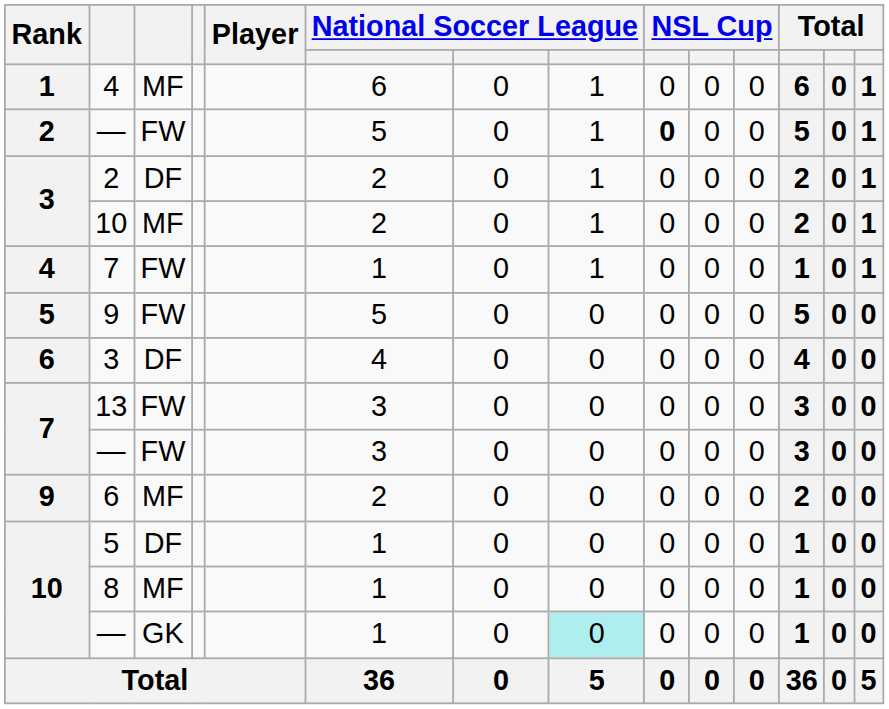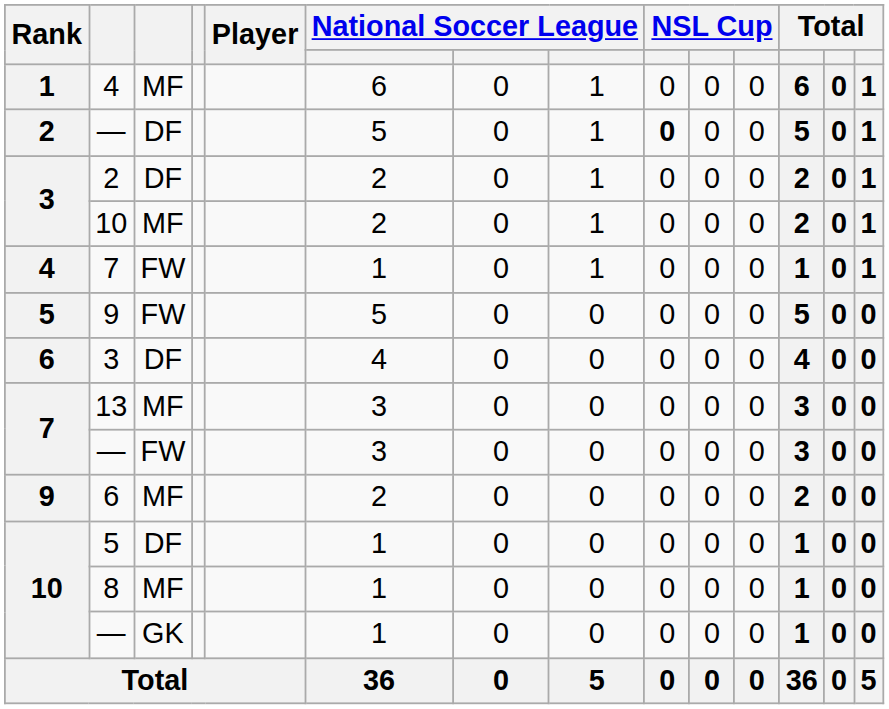(163, 131) FW -> (163, 131) DF
(163, 406) FW -> (163, 406) MF
(597, 634) paleturquoise background -> (597, 634) no background
